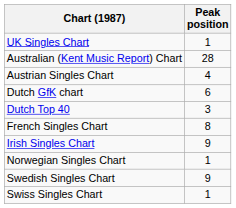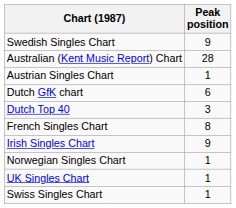rows swapped: (48, 42) <-> (61, 178)
(208, 76) 4 -> (208, 76) 1
